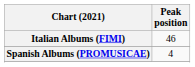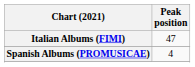(171, 38) 46 -> (171, 38) 47
